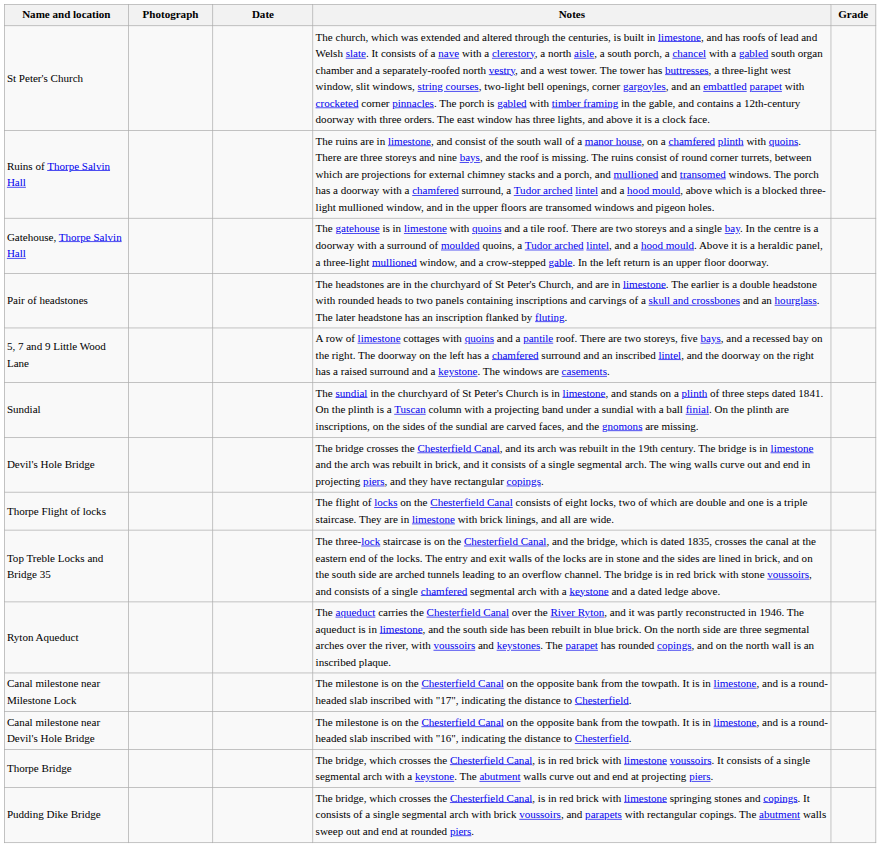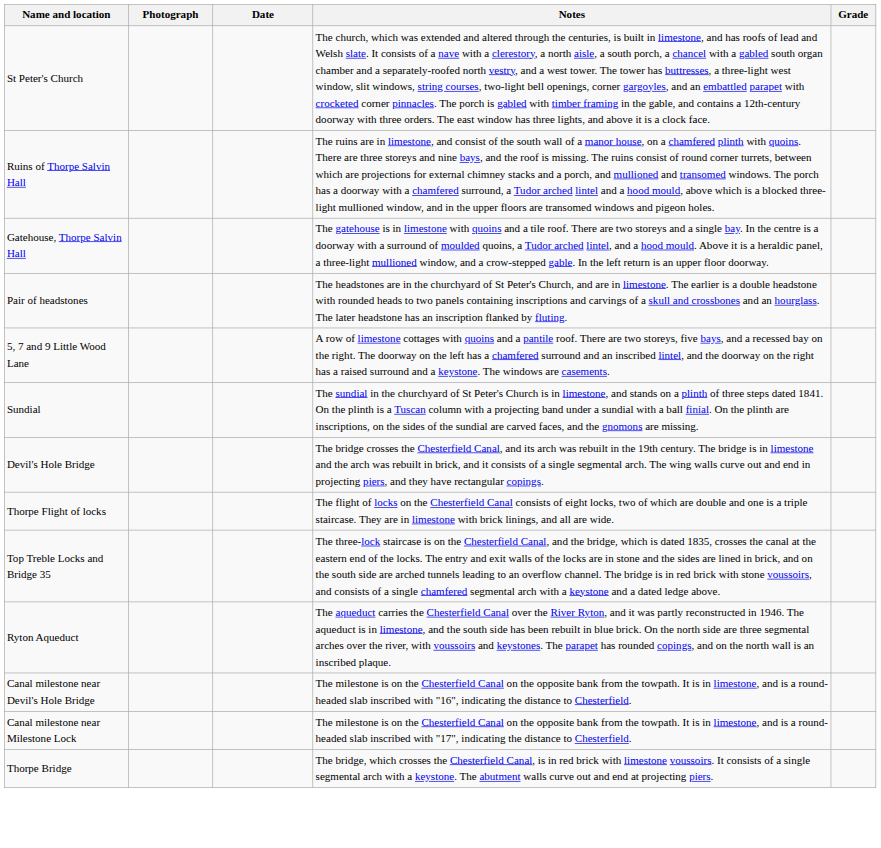rows swapped: (53, 730) <-> (53, 692)
- row: (54, 815)
